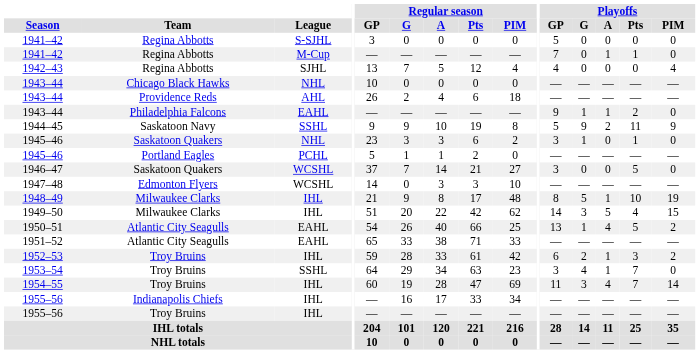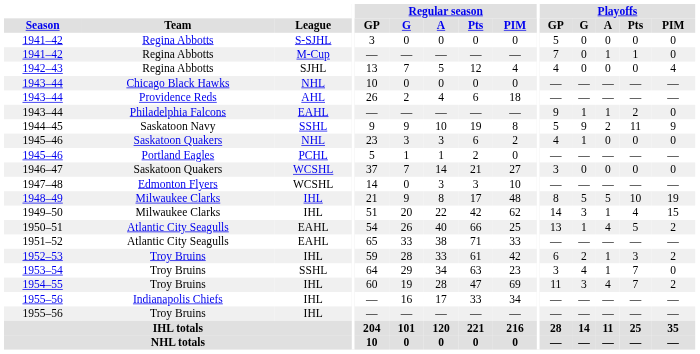(556, 140) 3 -> (556, 140) 4
(635, 140) 1 -> (635, 140) 0
(635, 169) 5 -> (635, 169) 0
(608, 198) 1 -> (608, 198) 5
(608, 212) 5 -> (608, 212) 1
(673, 284) 14 -> (673, 284) 2
